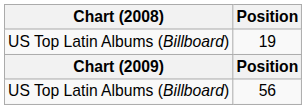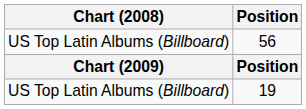rows swapped: (267, 41) <-> (267, 91)
